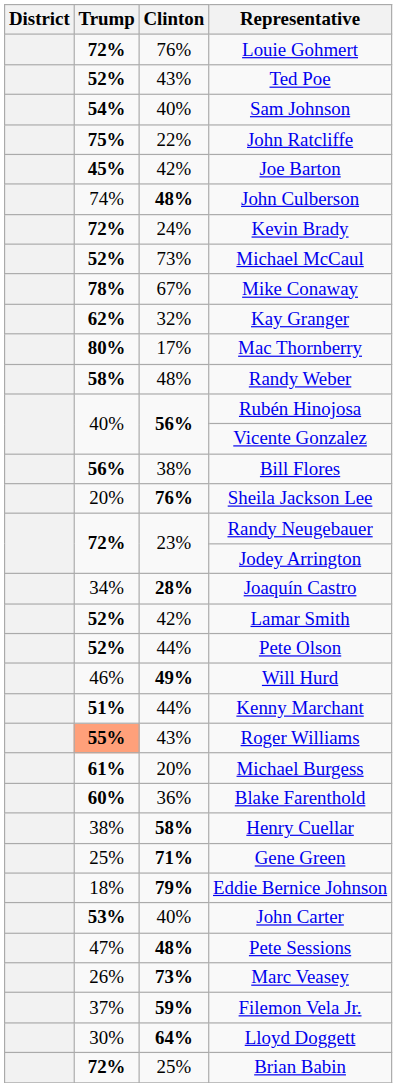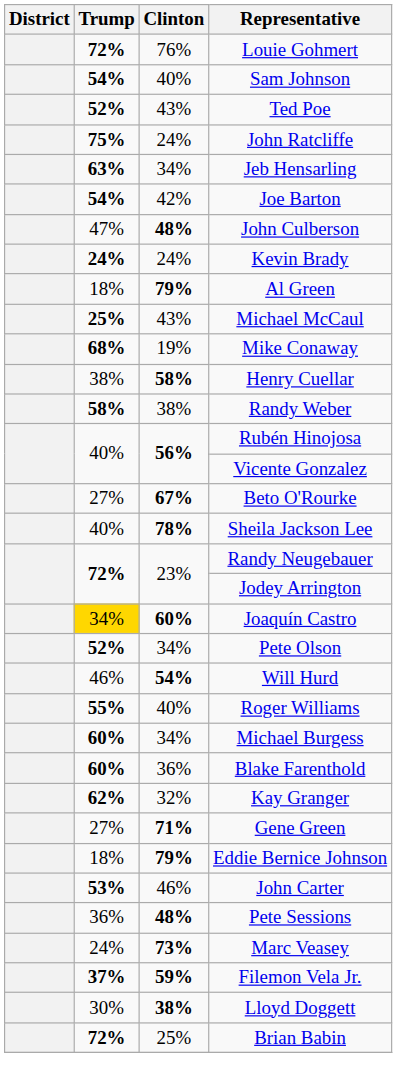rows swapped: (300, 79) <-> (300, 109)
(174, 139) 22% -> (174, 139) 24%
+ row: (300, 169)
(107, 169) 45% -> (107, 199) 54%
(107, 199) 74% -> (107, 229) 47%
(107, 229) 72% -> (107, 259) 24%
+ row: (300, 288)
(107, 259) 52% -> (107, 318) 25%
(174, 259) 73% -> (174, 318) 43%
(107, 288) 78% -> (107, 348) 68%
(174, 288) 67% -> (174, 348) 19%
rows swapped: (300, 318) <-> (300, 827)
- row: (300, 348)
(174, 378) 48% -> (174, 408) 38%
+ row: (300, 498)
- row: (300, 468)
(107, 498) 20% -> (107, 528) 40%
(174, 498) 76% -> (174, 528) 78%
(107, 588) no background -> (107, 618) gold background
(174, 588) 28% -> (174, 618) 60%
- row: (300, 618)
(174, 648) 44% -> (174, 648) 34%
(174, 678) 49% -> (174, 678) 54%
- row: (300, 708)
(107, 738) lightsalmon background -> (107, 708) no background
(174, 738) 43% -> (174, 708) 40%
(107, 768) 61% -> (107, 738) 60%
(174, 768) 20% -> (174, 738) 34%
(107, 857) 25% -> (107, 827) 27%
(174, 917) 40% -> (174, 887) 46%
(107, 947) 47% -> (107, 917) 36%
(107, 977) 26% -> (107, 947) 24%
(107, 1007) normal -> (107, 977) bold
(174, 1037) 64% -> (174, 1007) 38%
